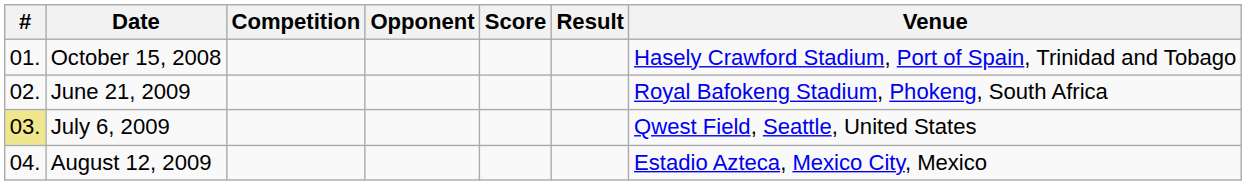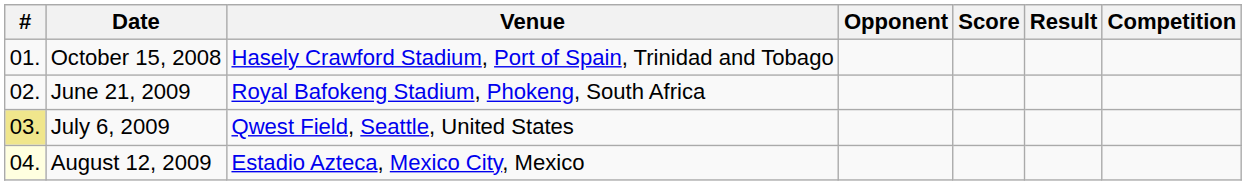columns swapped: (935, 22) <-> (296, 22)
(25, 162) no background -> (25, 162) lightyellow background
